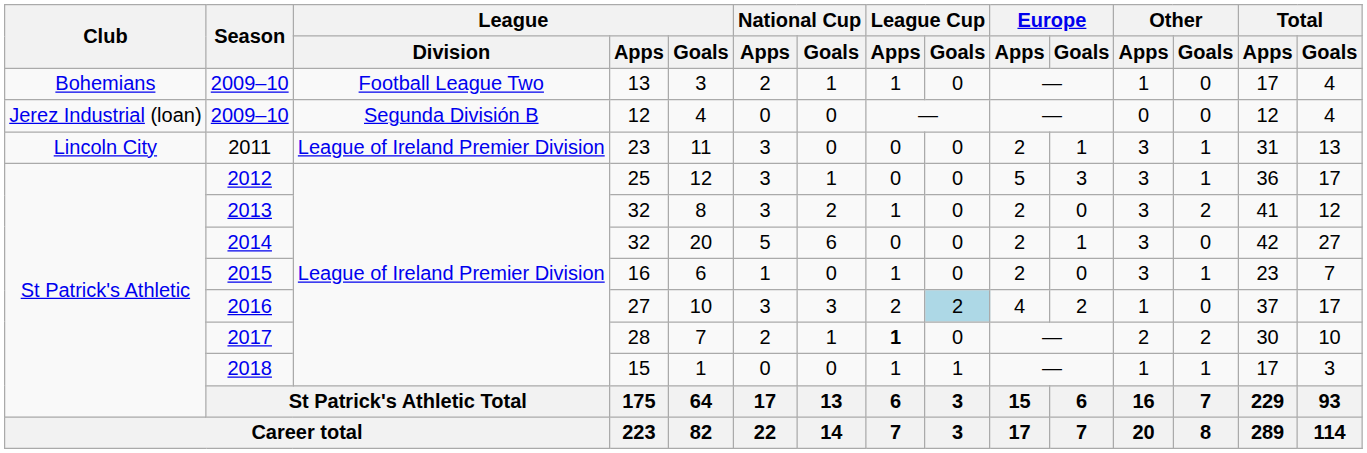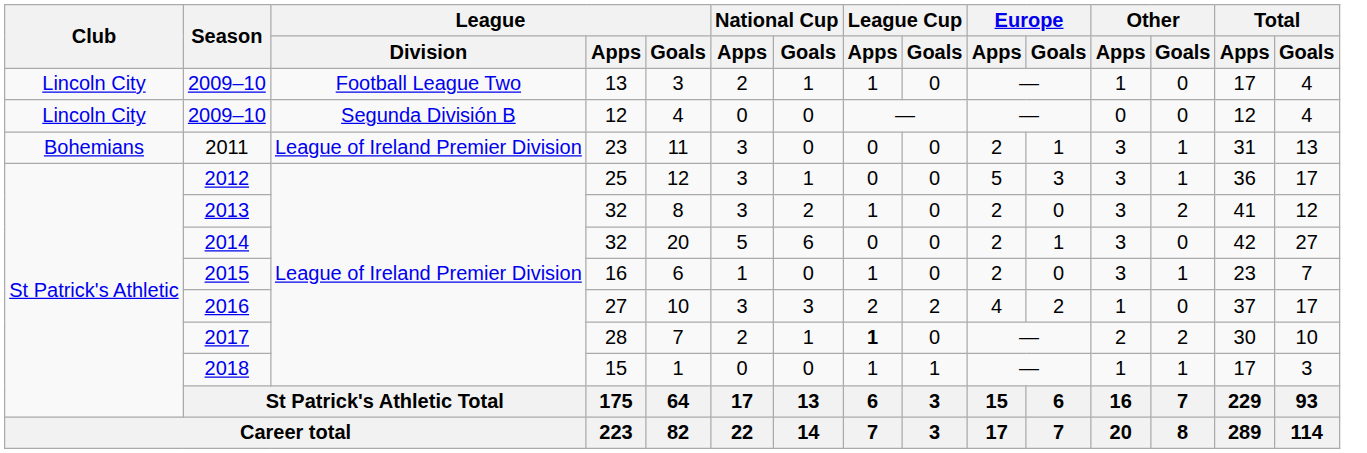(105, 83) Bohemians -> (94, 83) Lincoln City
(105, 115) Jerez Industrial (loan) -> (94, 115) Lincoln City
(105, 147) Lincoln City -> (94, 147) Bohemians
(958, 305) lightblue background -> (935, 305) no background
